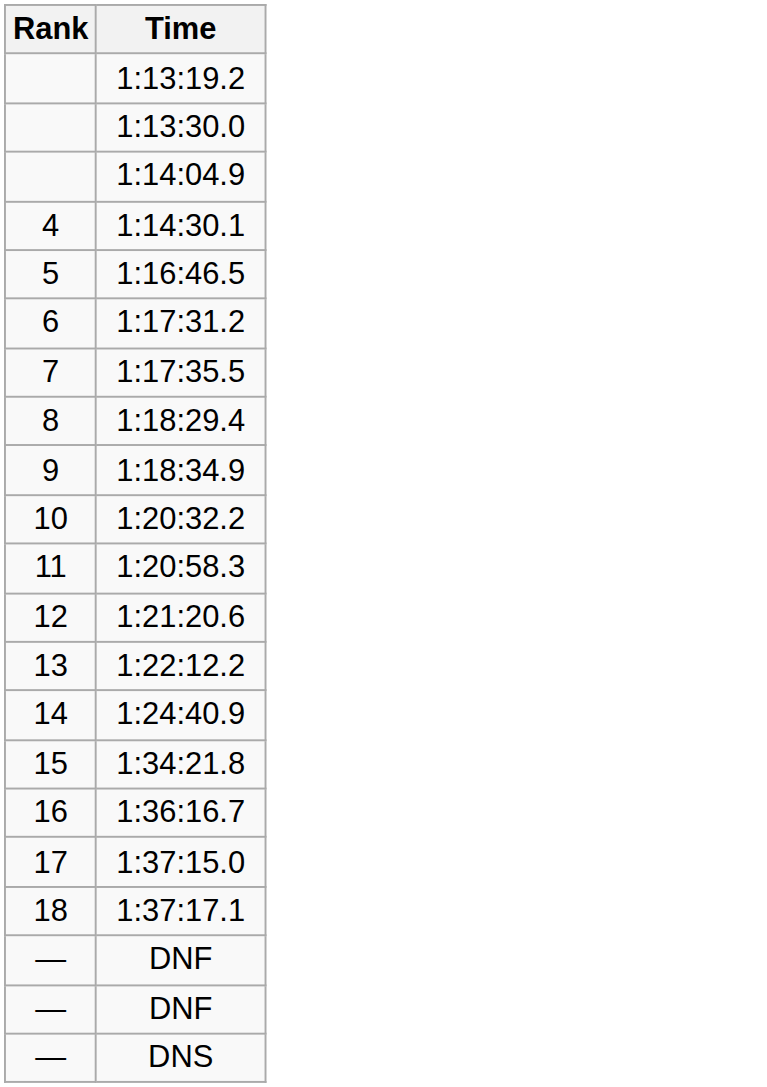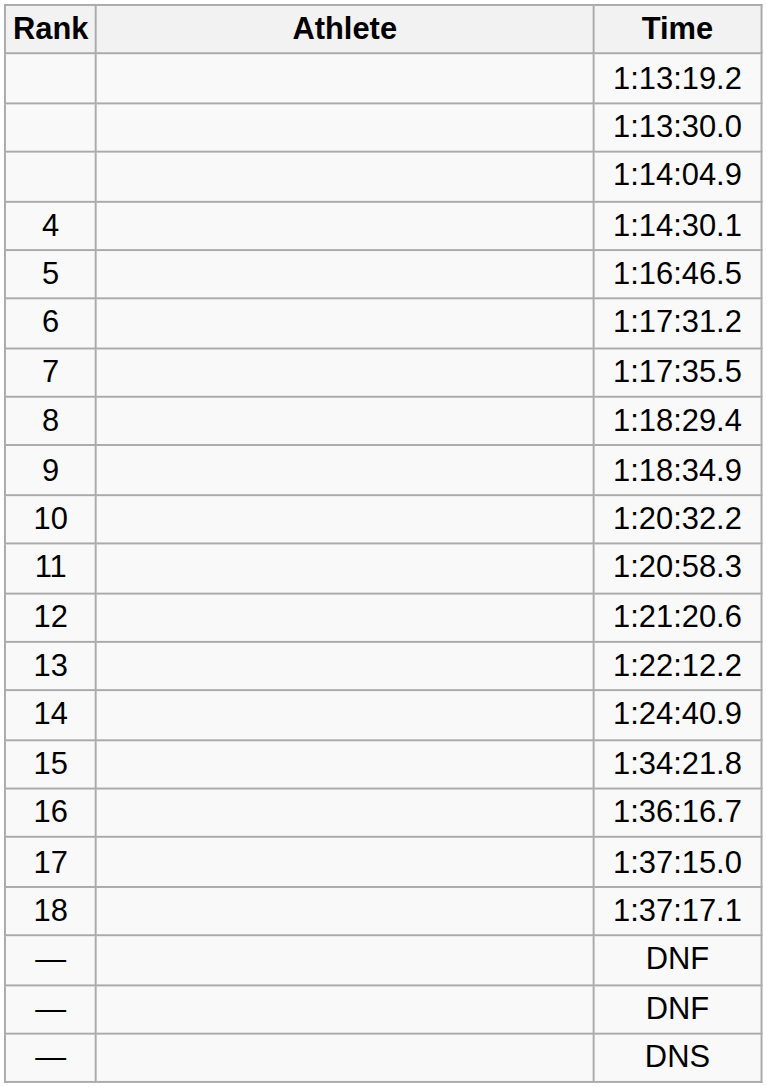+ column: (345, 28)
